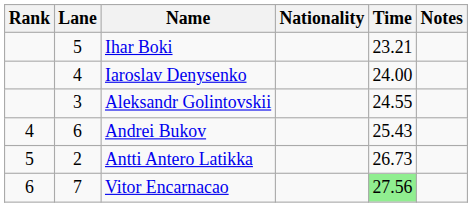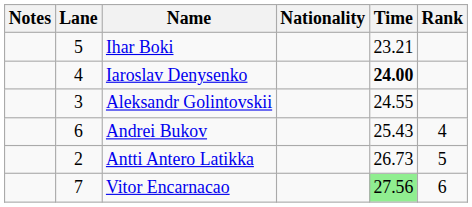columns swapped: (29, 18) <-> (442, 18)
(392, 74) normal -> (393, 74) bold
